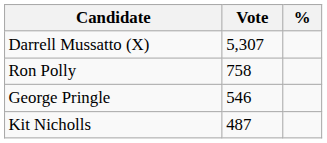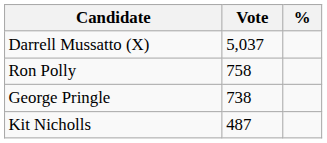(245, 44) 5,307 -> (245, 44) 5,037
(239, 97) 546 -> (239, 97) 738
